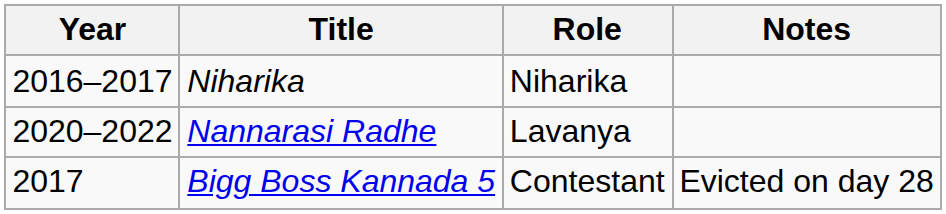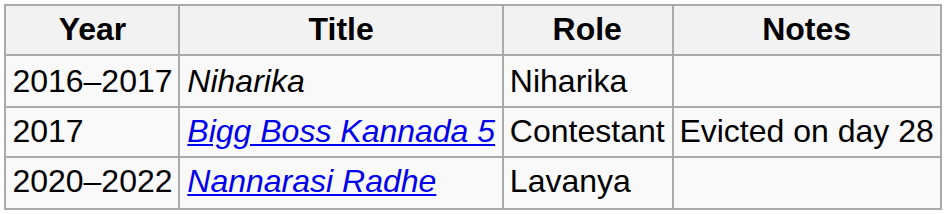rows swapped: (341, 182) <-> (312, 131)
